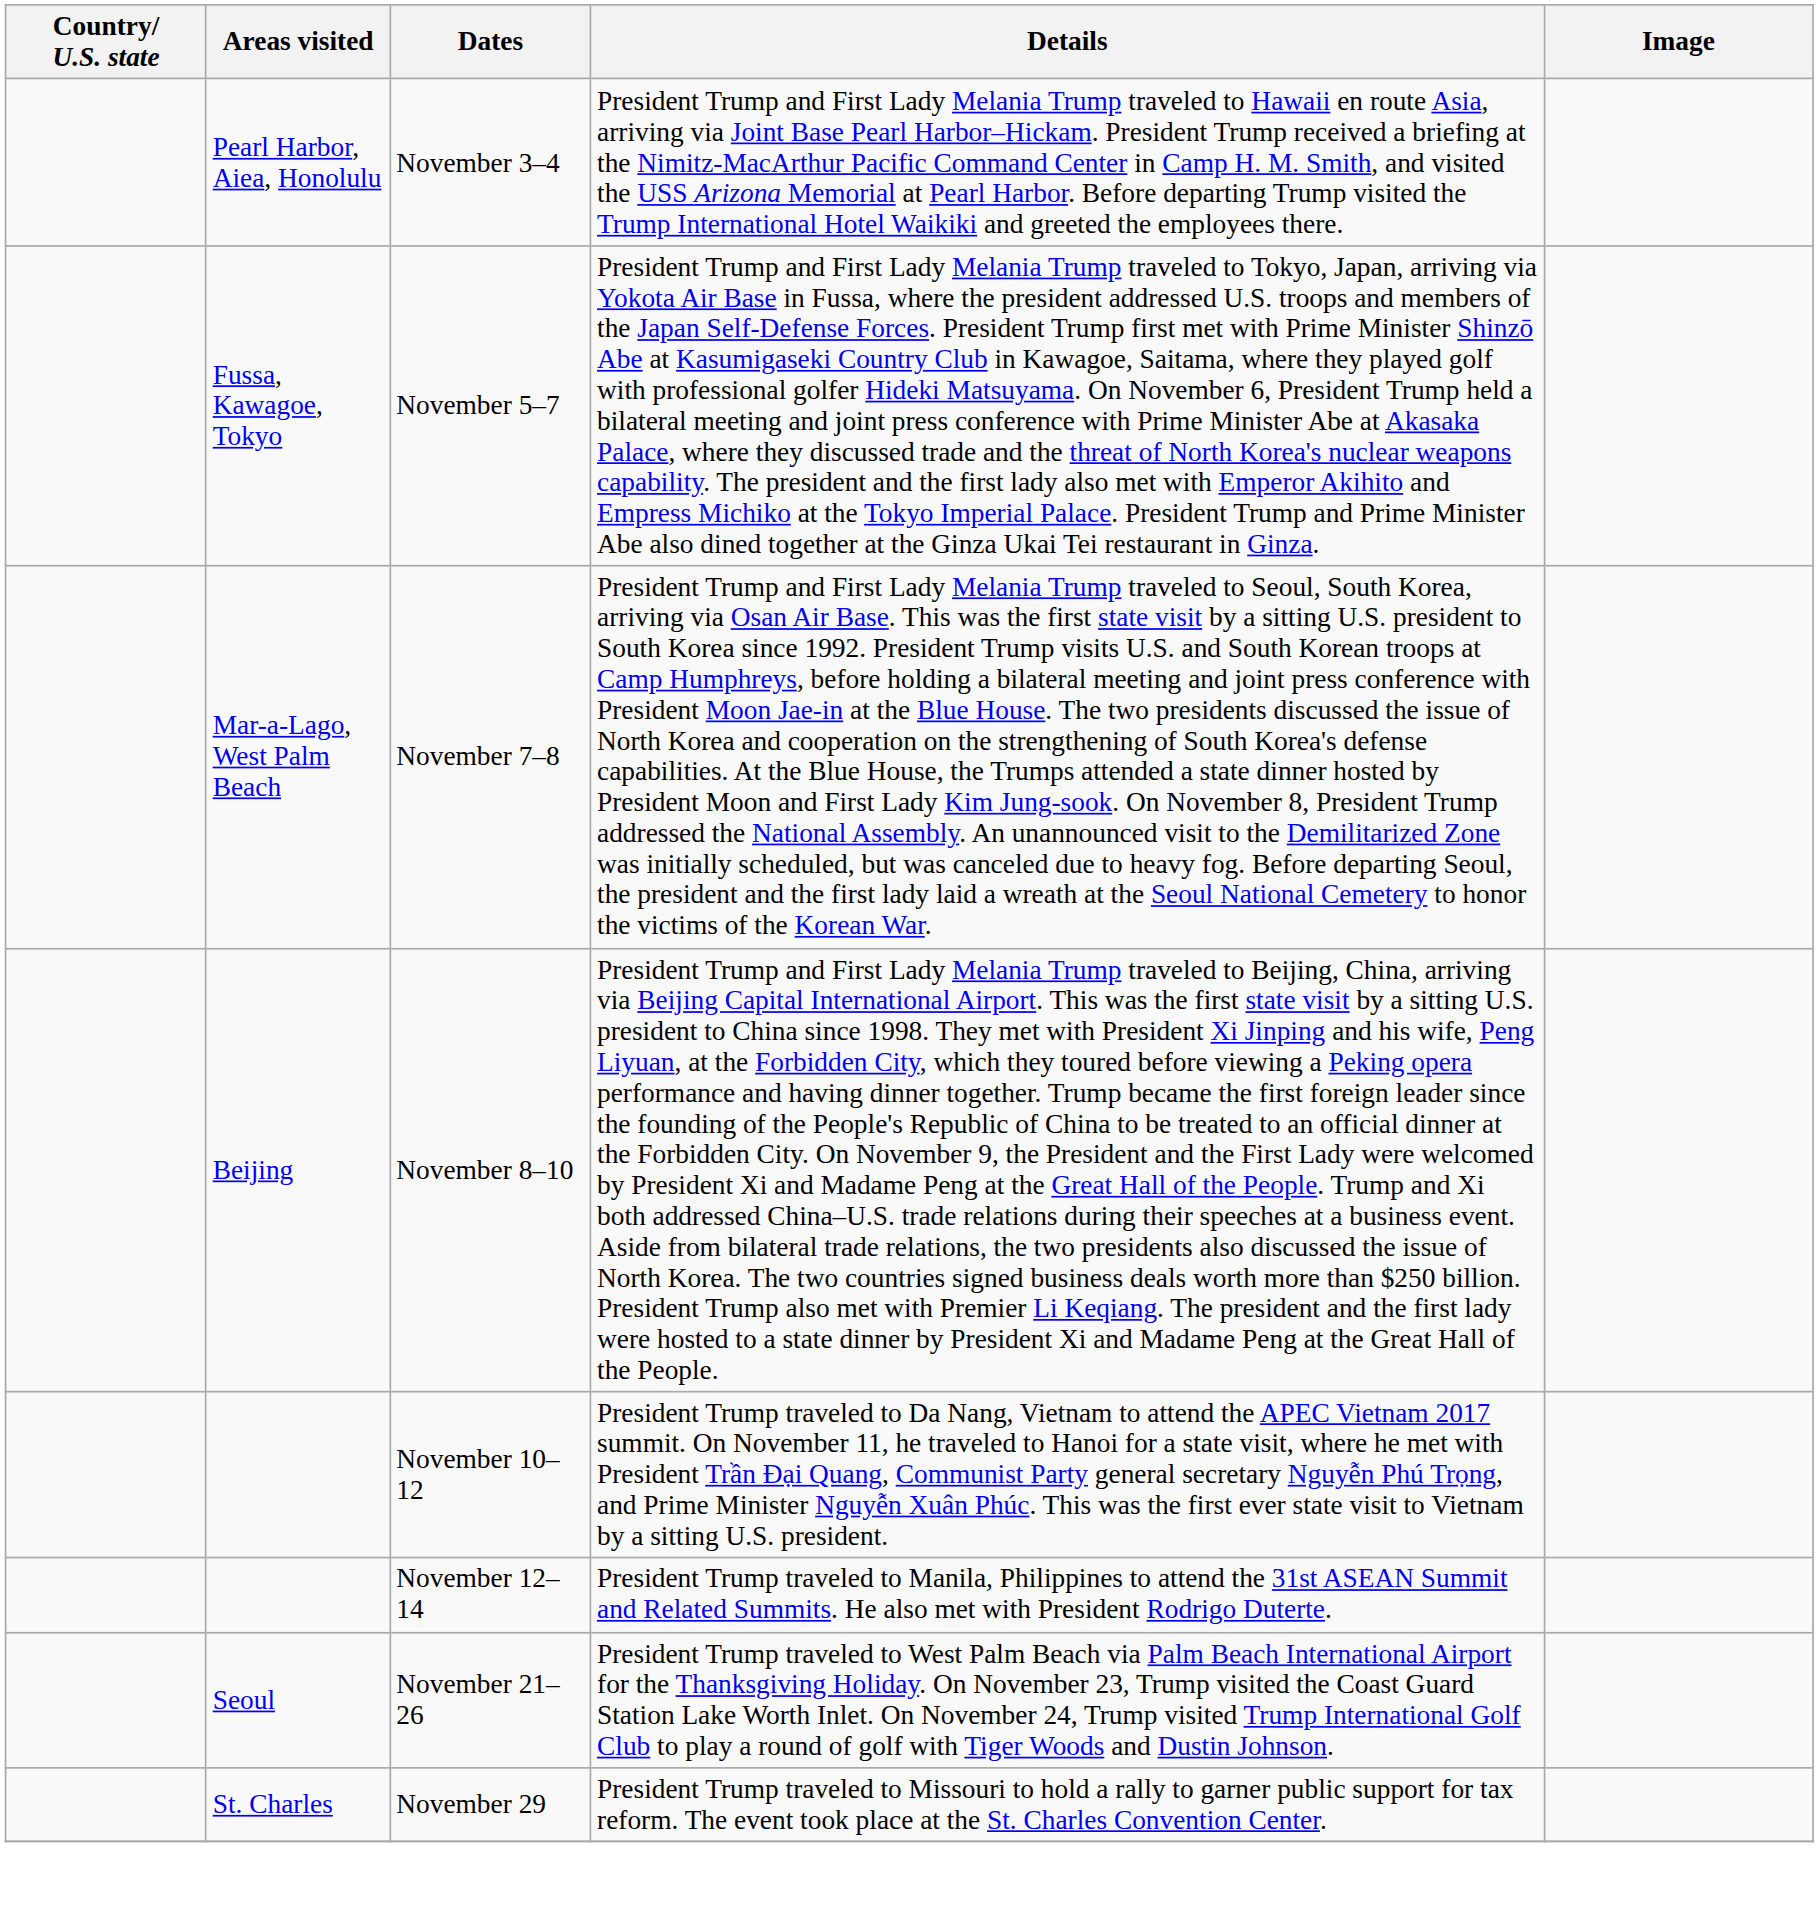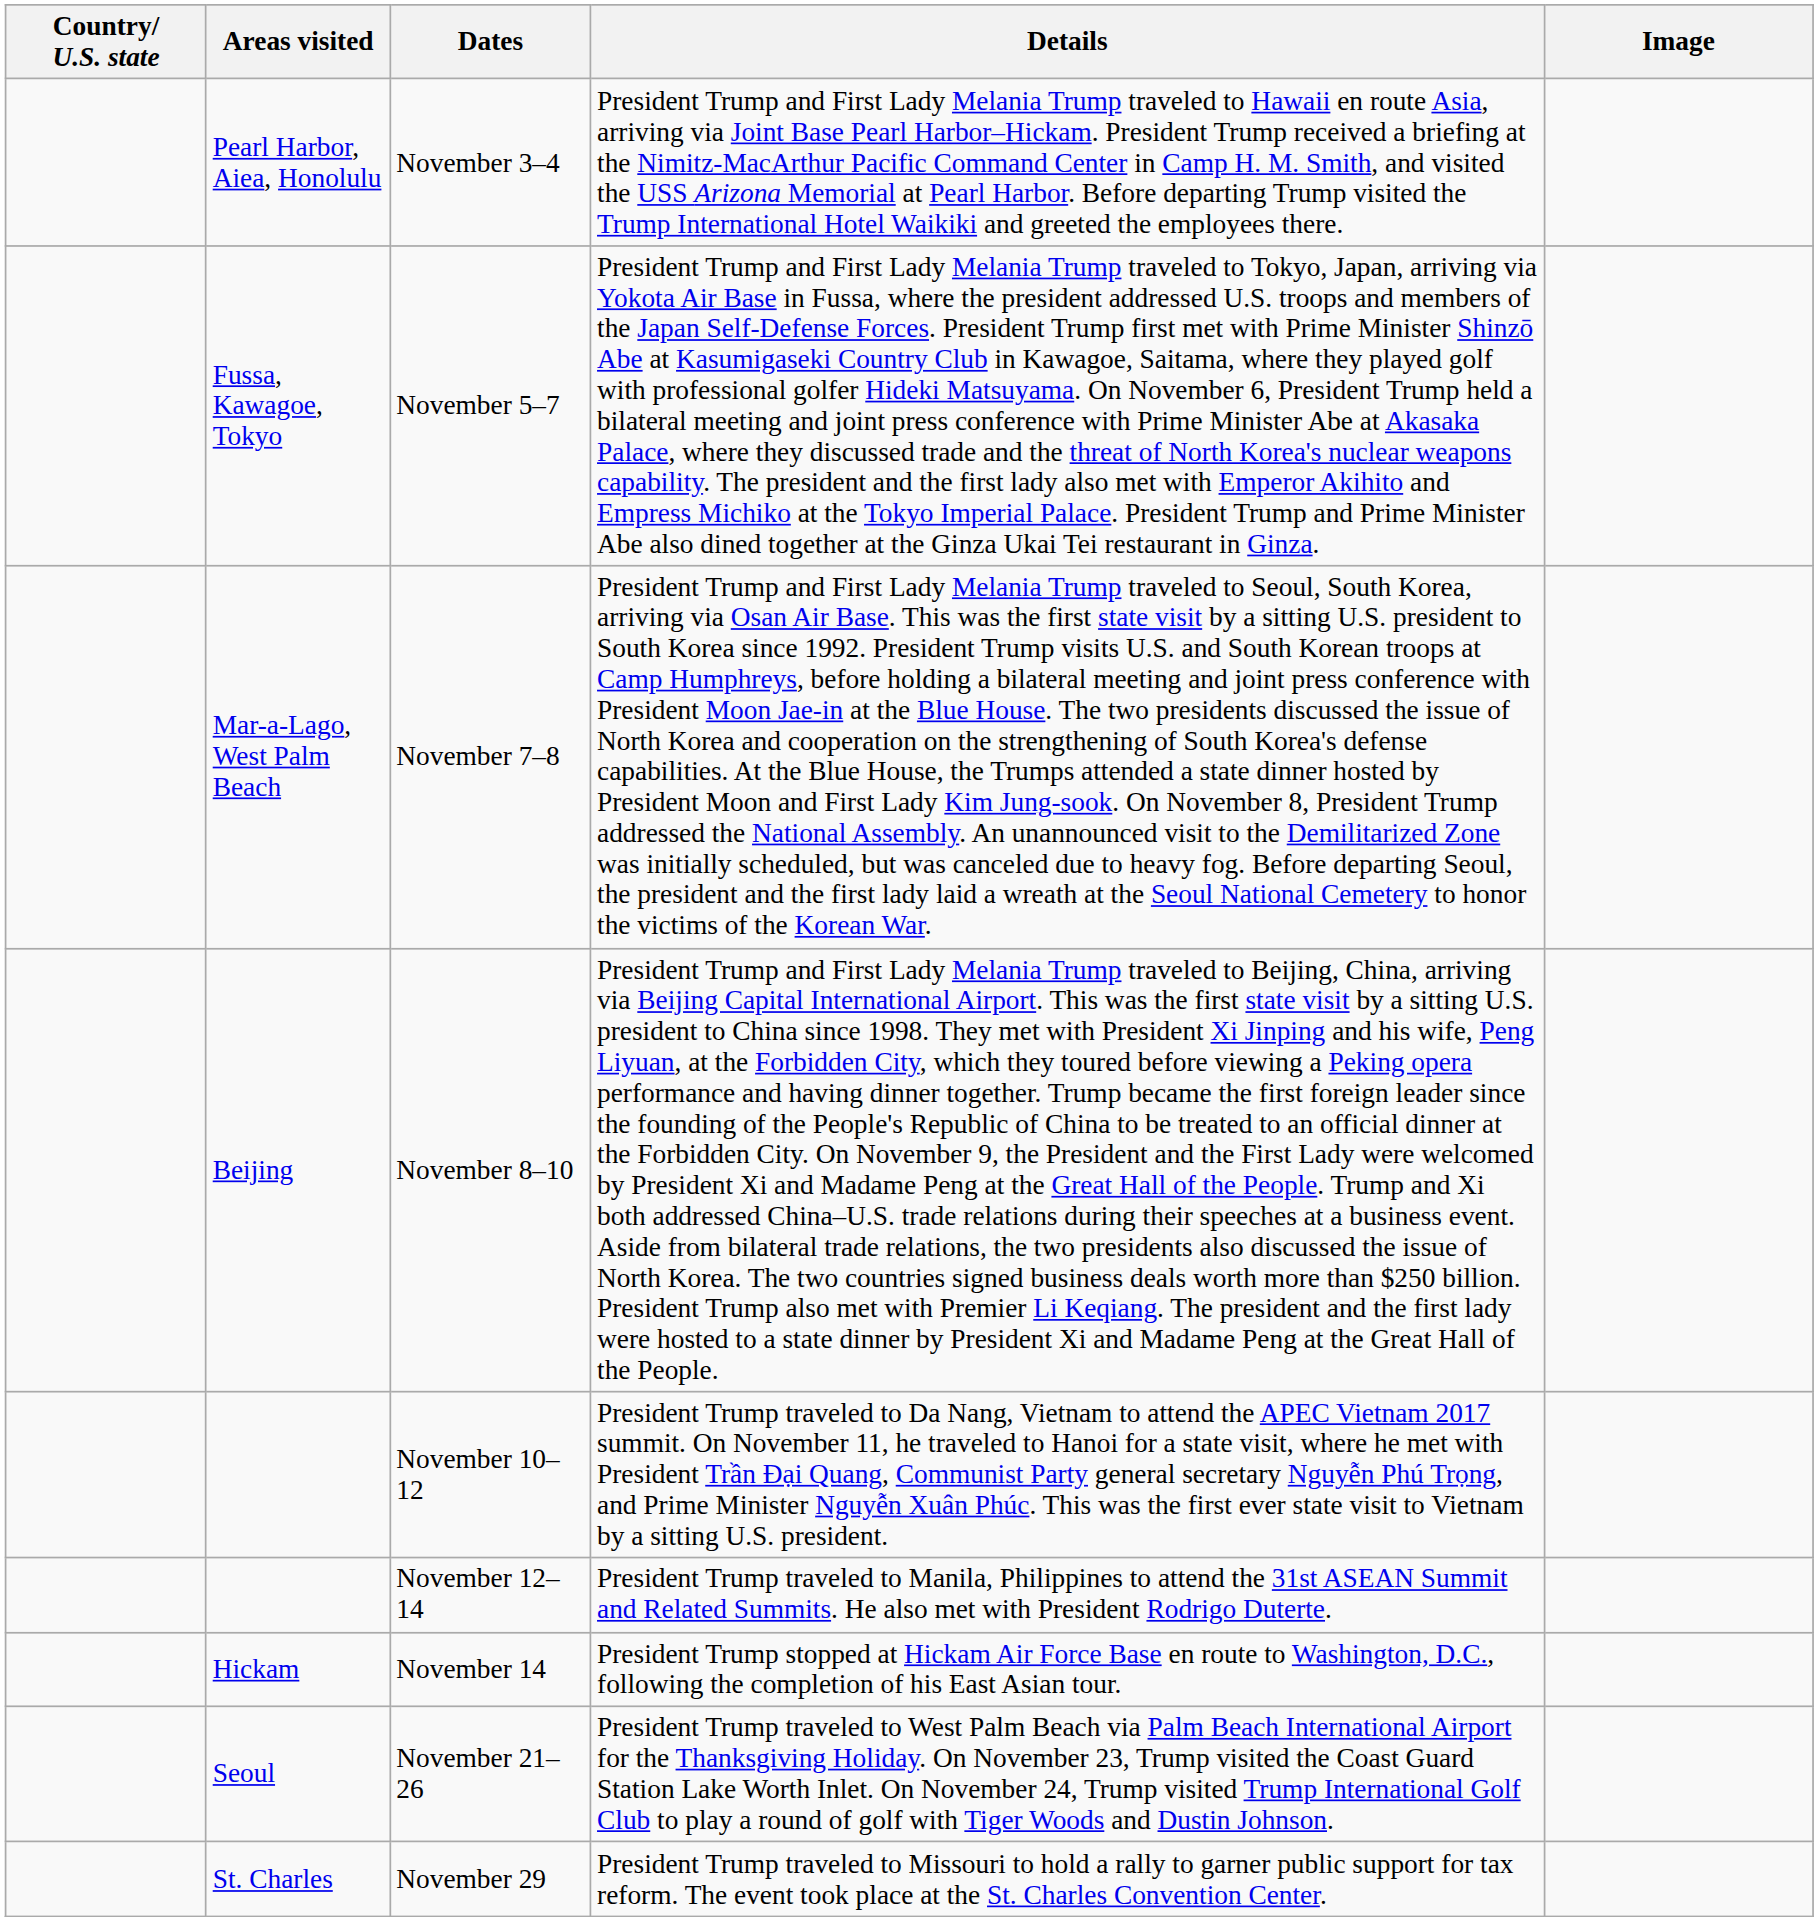+ row: (471, 1668)
